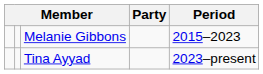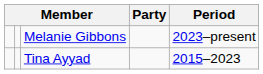(207, 36) 2015–2023 -> (214, 36) 2023–present
(214, 58) 2023–present -> (207, 58) 2015–2023
